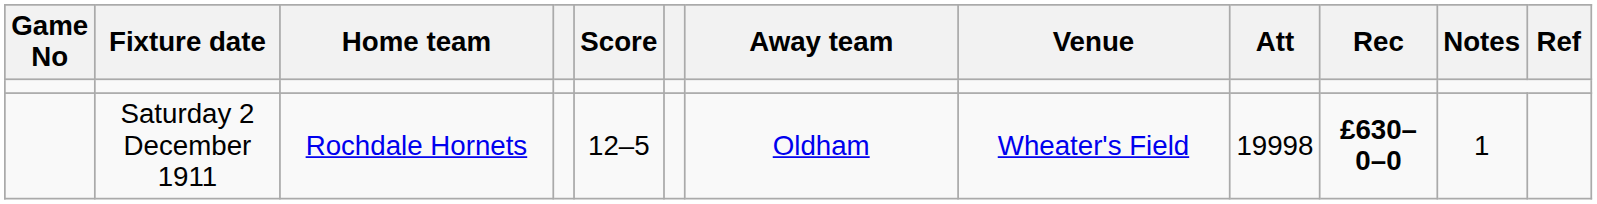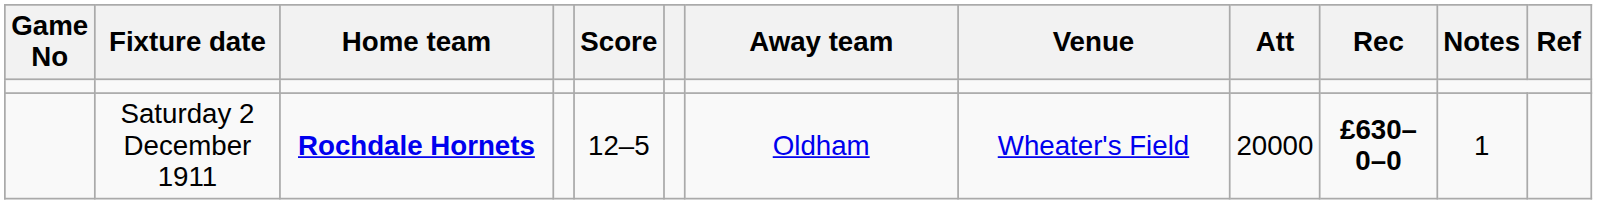(416, 145) normal -> (416, 145) bold
(1275, 145) 19998 -> (1275, 145) 20000
